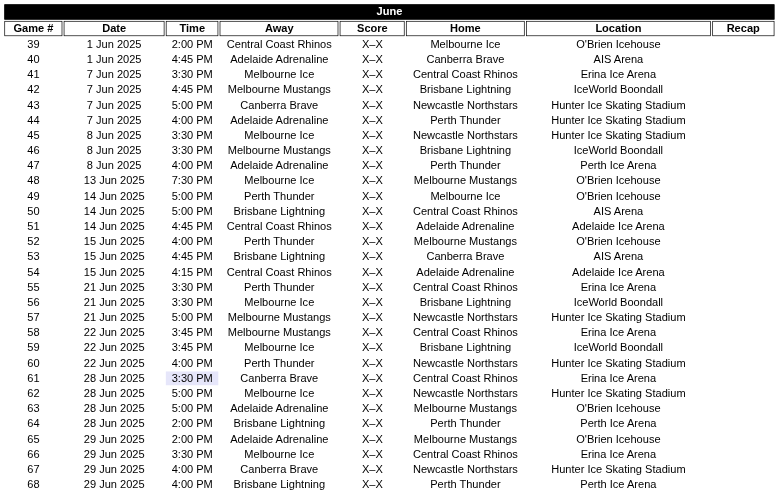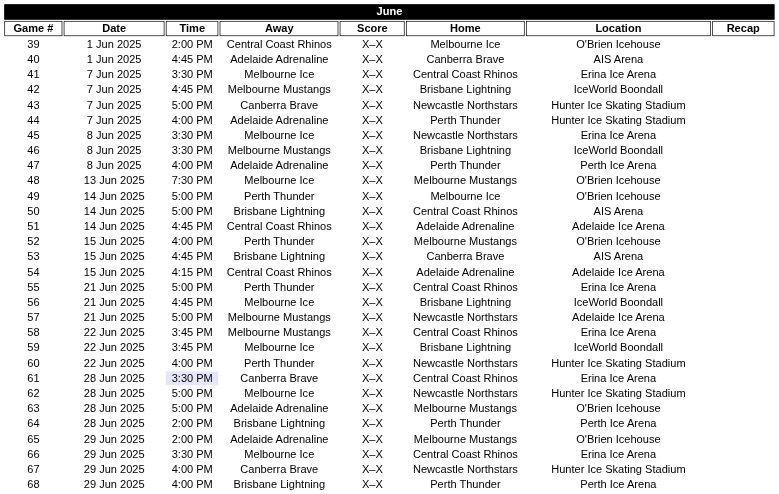(618, 135) Hunter Ice Skating Stadium -> (618, 135) Erina Ice Arena
(192, 287) 3:30 PM -> (192, 287) 5:00 PM
(192, 302) 3:30 PM -> (192, 302) 4:45 PM
(618, 317) Hunter Ice Skating Stadium -> (618, 317) Adelaide Ice Arena
